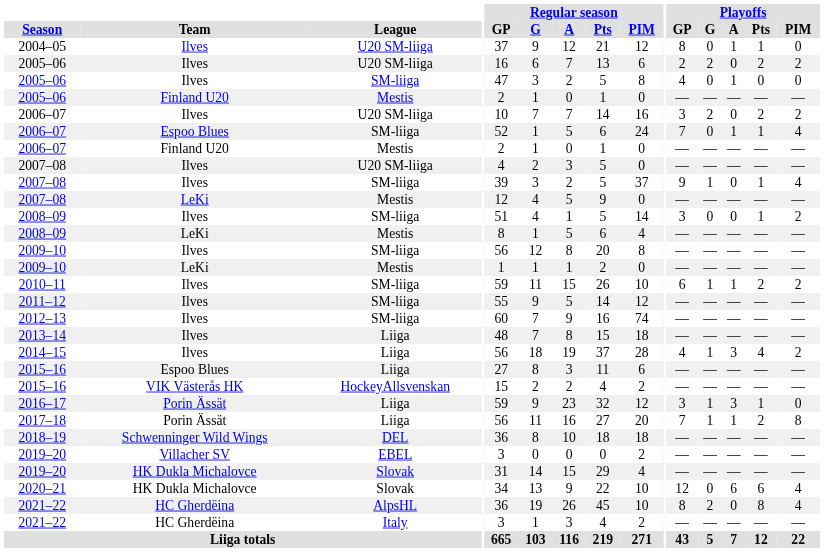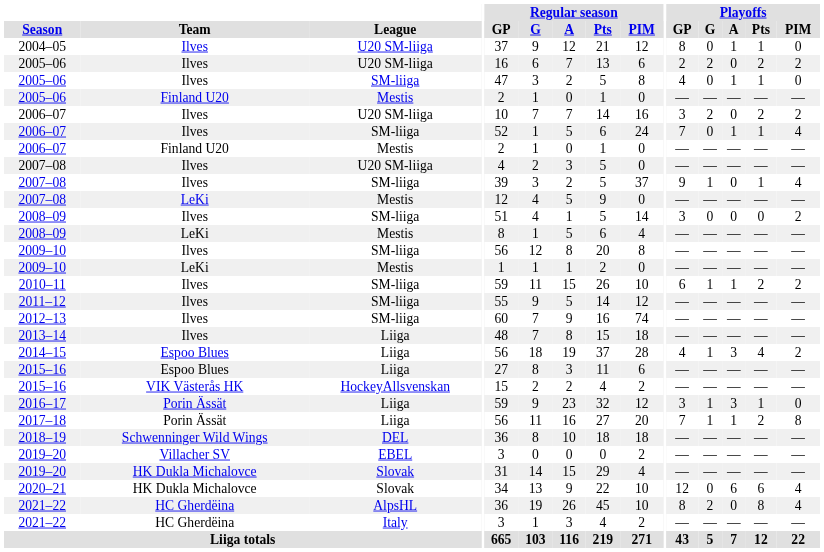(761, 80) 0 -> (761, 80) 1
(195, 131) Espoo Blues -> (195, 131) Ilves
(761, 216) 1 -> (761, 216) 0
(195, 352) Ilves -> (195, 352) Espoo Blues
